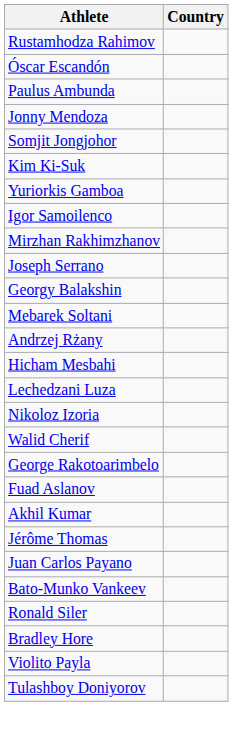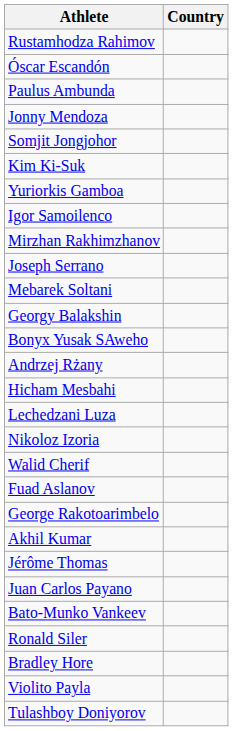rows swapped: (60, 315) <-> (65, 290)
+ row: (78, 340)
rows swapped: (84, 464) <-> (51, 489)
